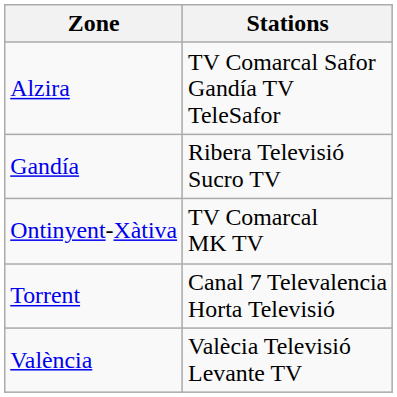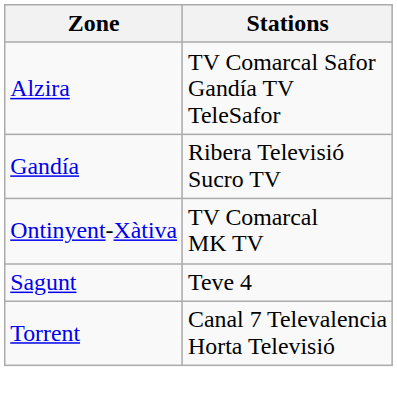+ row: (43, 281)
- row: (51, 359)
